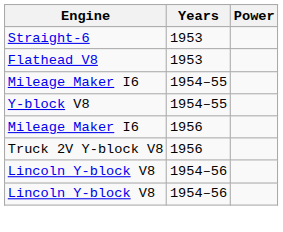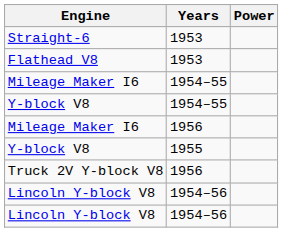+ row: (49, 149)
